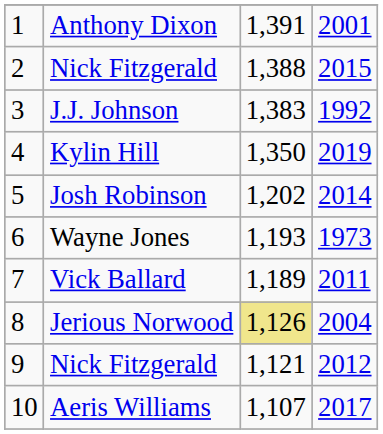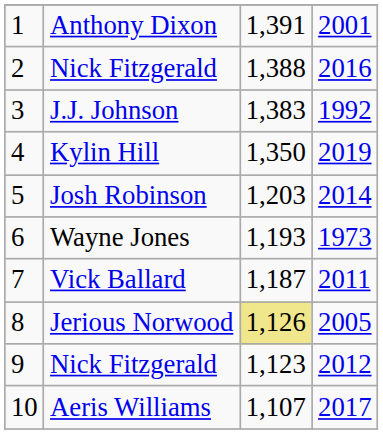(345, 68) 2015 -> (345, 68) 2016
(276, 195) 1,202 -> (276, 195) 1,203
(276, 279) 1,189 -> (276, 279) 1,187
(345, 322) 2004 -> (345, 322) 2005
(276, 364) 1,121 -> (276, 364) 1,123
